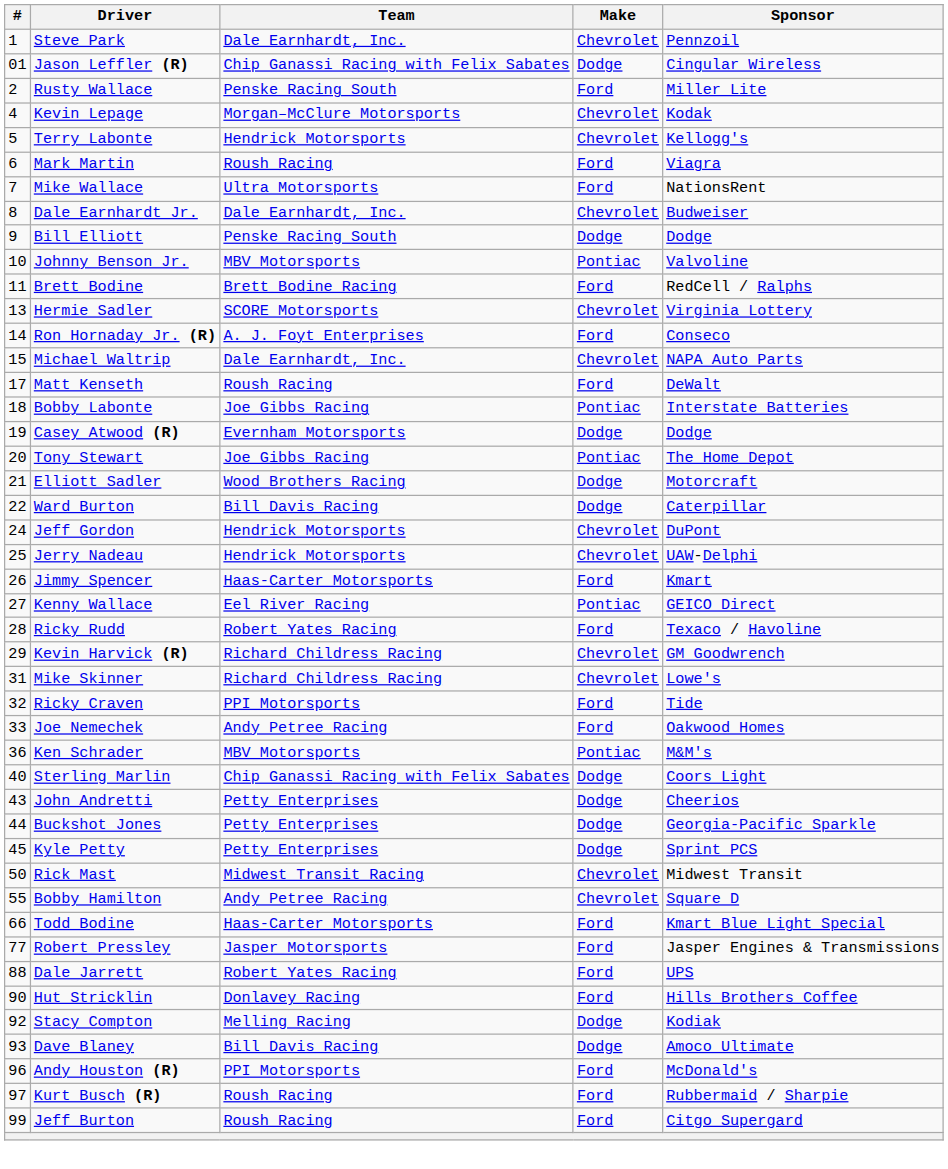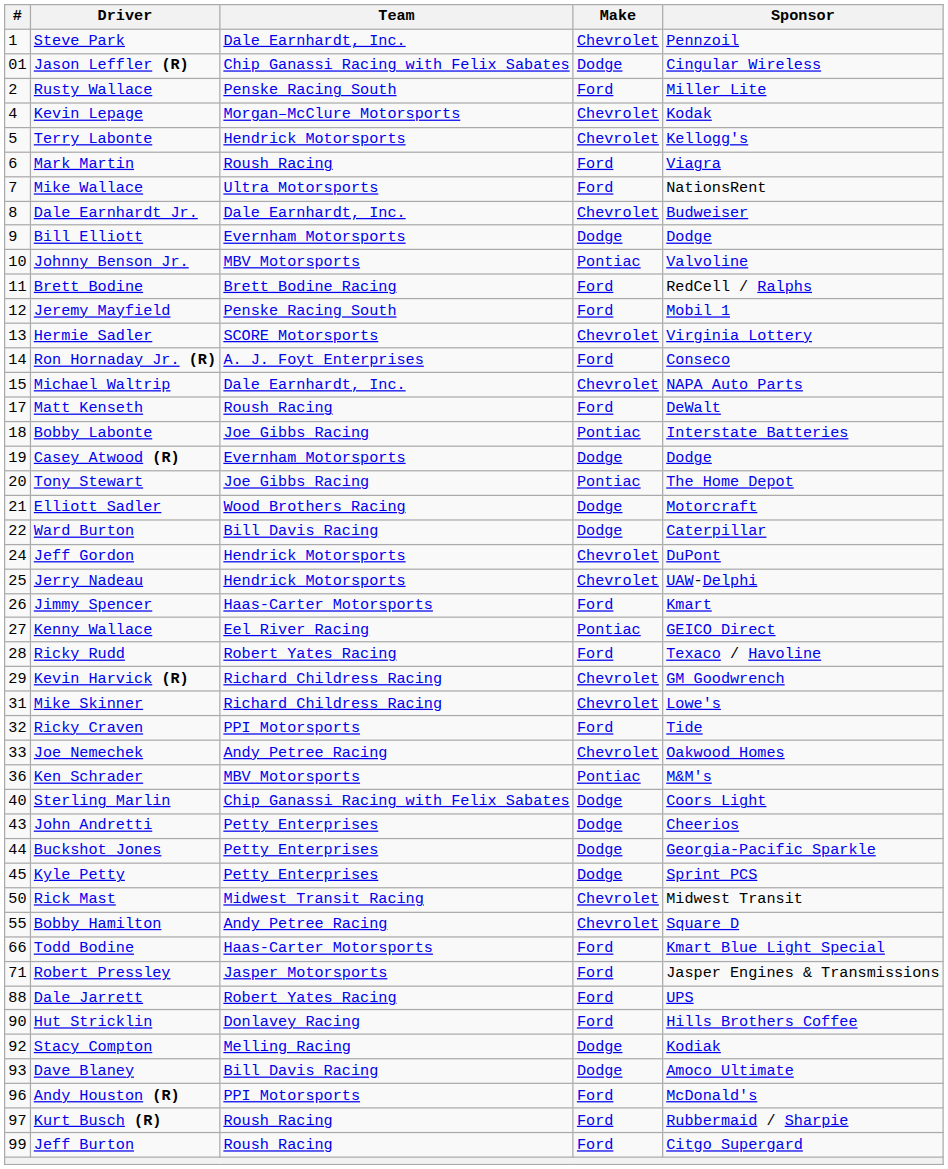(310, 238) Penske Racing South -> (314, 238) Evernham Motorsports
+ row: (102, 311)
(595, 728) Ford -> (618, 753) Chevrolet
(17, 949) 77 -> (17, 974) 71
